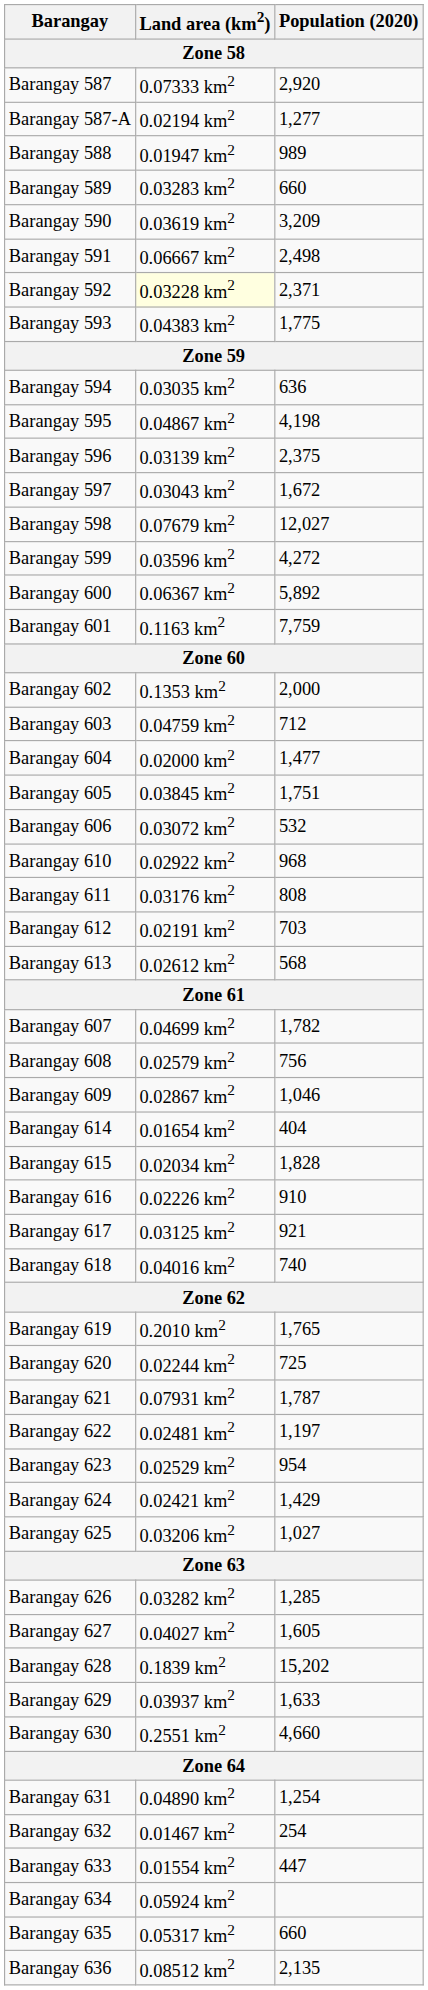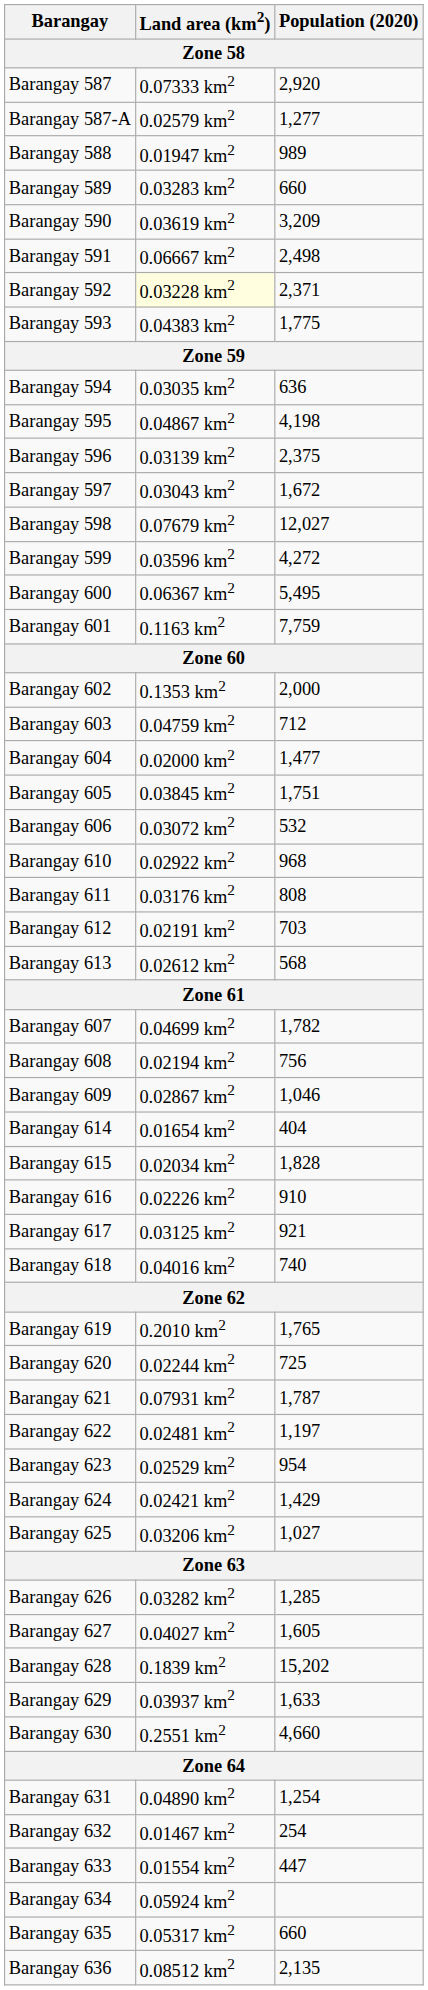(187, 119) 0.02194 km2 -> (187, 119) 0.02579 km2
(300, 592) 5,892 -> (300, 592) 5,495
(187, 1060) 0.02579 km2 -> (187, 1060) 0.02194 km2
